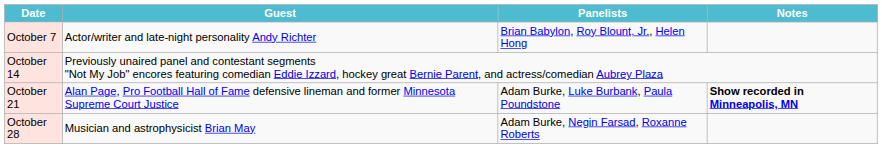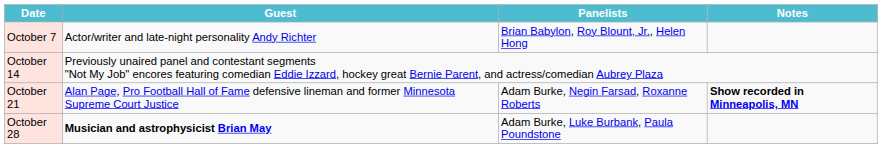(586, 98) Adam Burke, Luke Burbank, Paula Poundstone -> (594, 98) Adam Burke, Negin Farsad, Roxanne Roberts
(160, 128) normal -> (168, 128) bold
(594, 128) Adam Burke, Negin Farsad, Roxanne Roberts -> (587, 128) Adam Burke, Luke Burbank, Paula Poundstone
